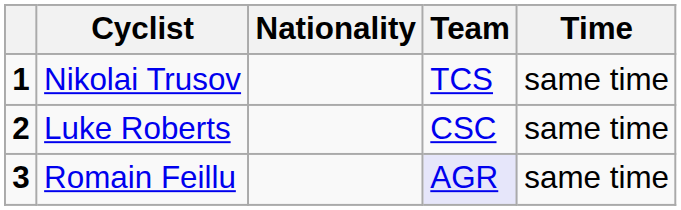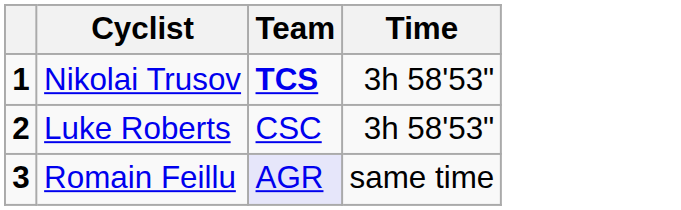- column: (336, 29)
(462, 79) normal -> (287, 79) bold
(597, 79) same time -> (429, 79) 3h 58'53"
(597, 128) same time -> (429, 128) 3h 58'53"
